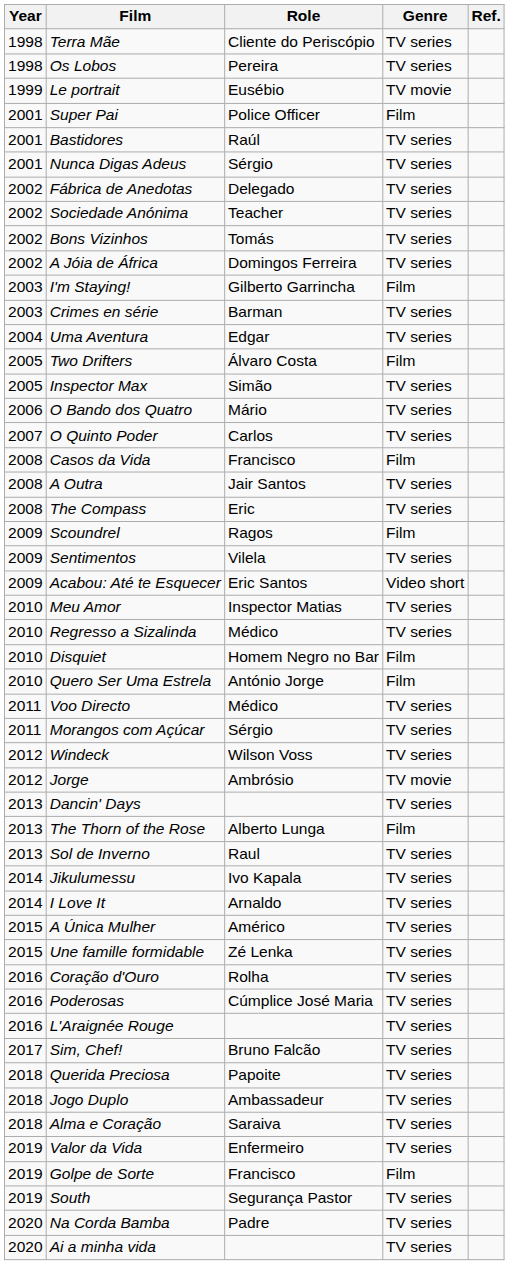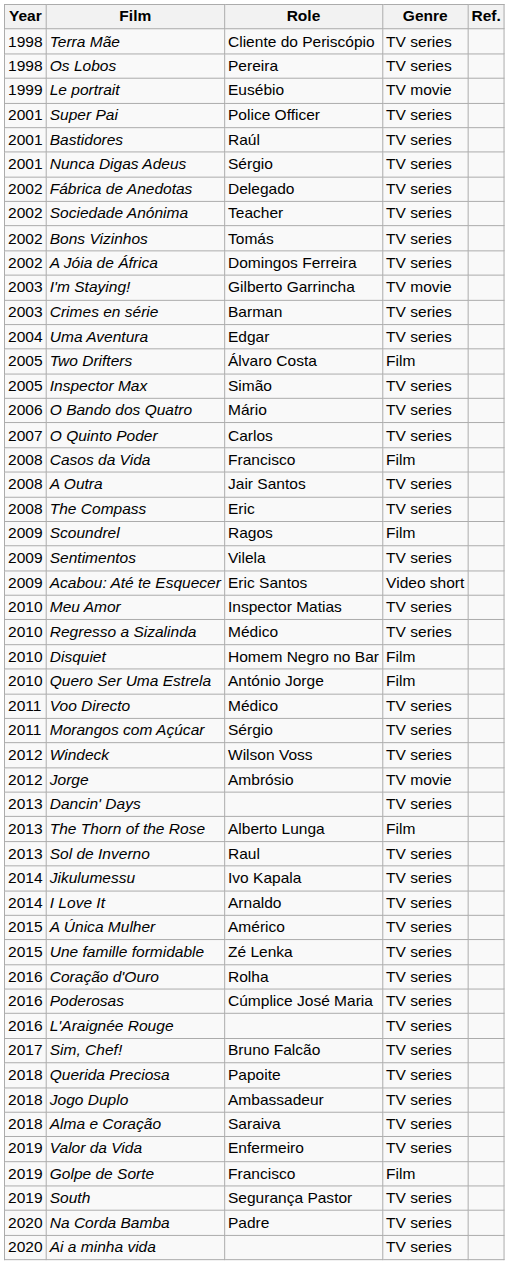(401, 115) Film -> (419, 115) TV series
(401, 287) Film -> (419, 287) TV movie
